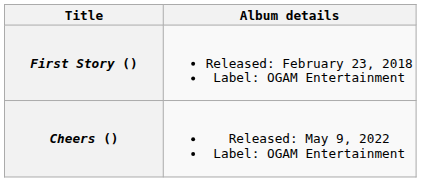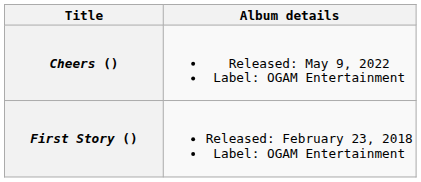rows swapped: (84, 63) <-> (84, 139)
